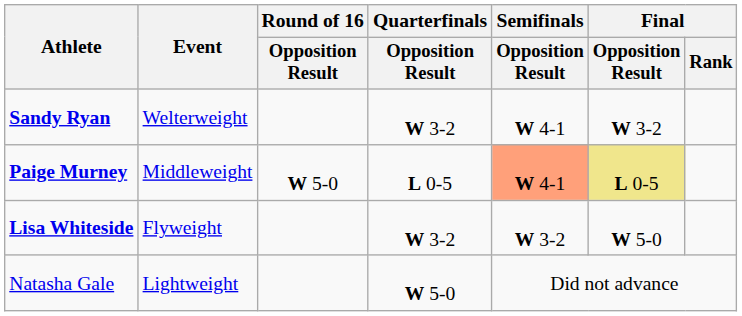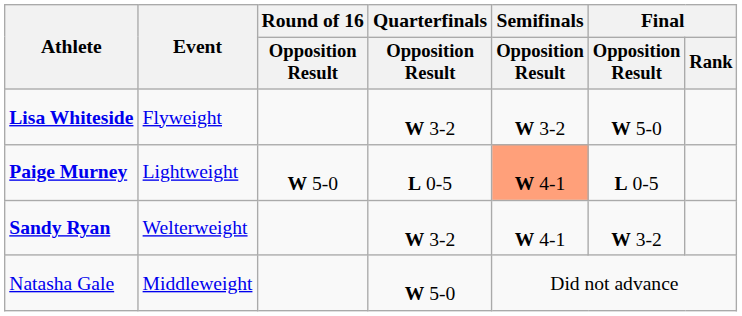rows swapped: (71, 228) <-> (60, 117)
(198, 172) Middleweight -> (190, 172) Lightweight
(637, 184) khaki background -> (637, 184) no background
(190, 283) Lightweight -> (198, 283) Middleweight
